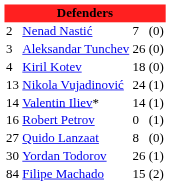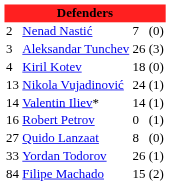(156, 49) (0) -> (156, 49) (3)
(13, 156) 30 -> (13, 156) 33
